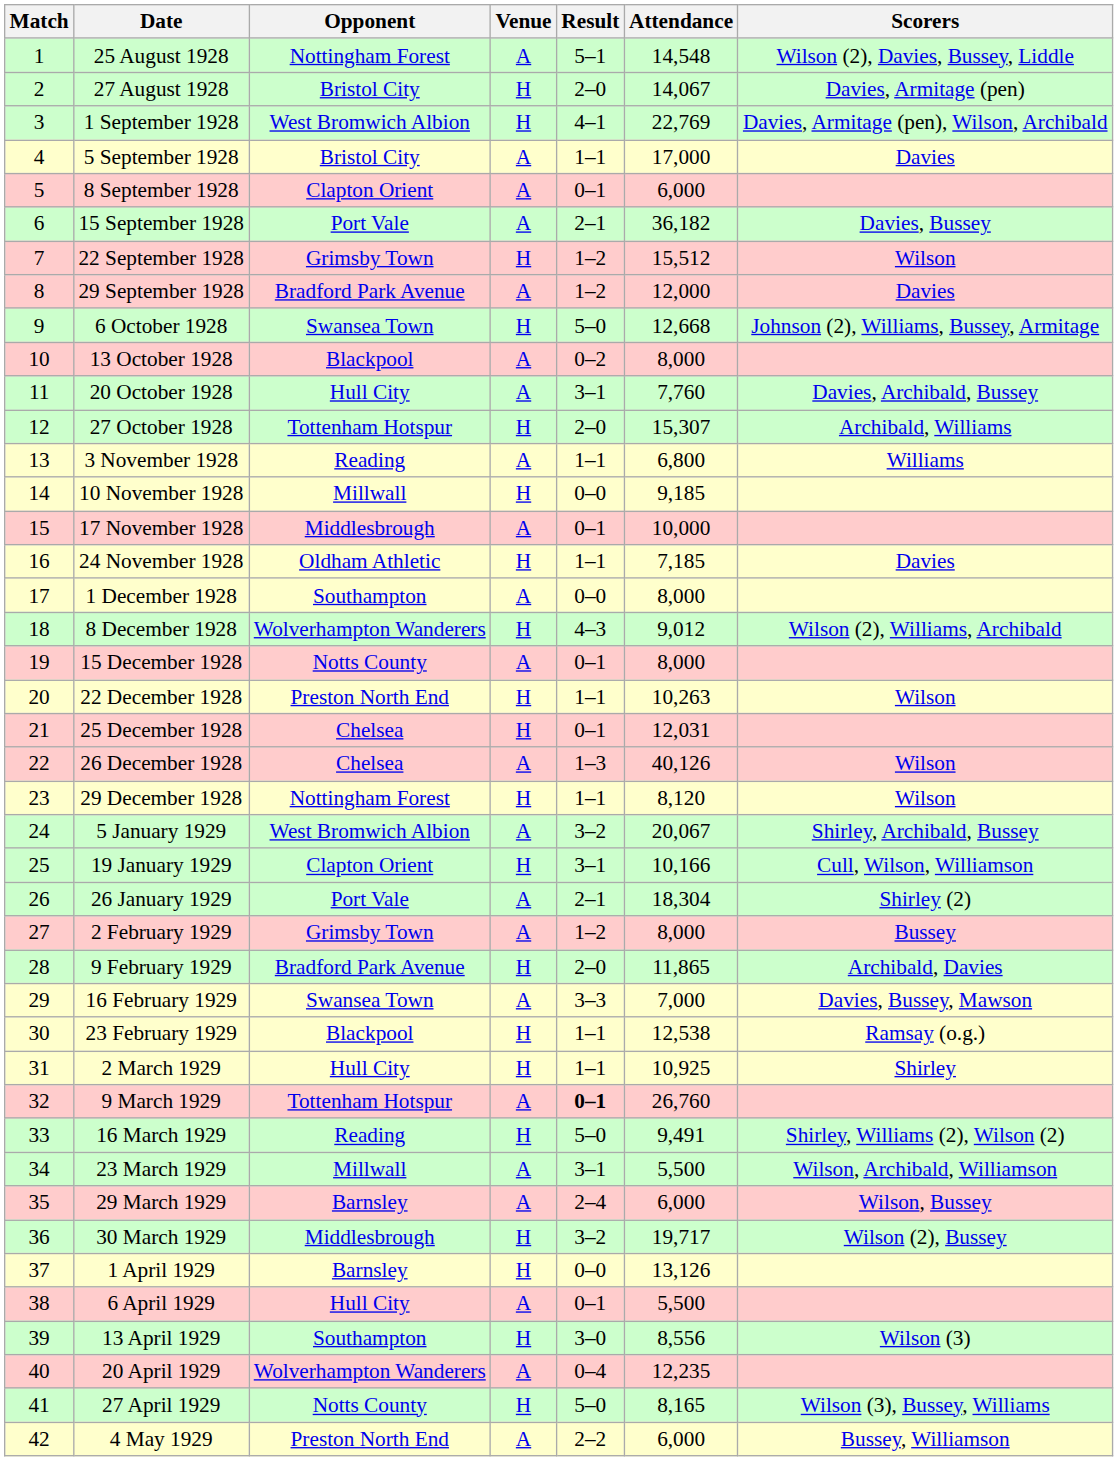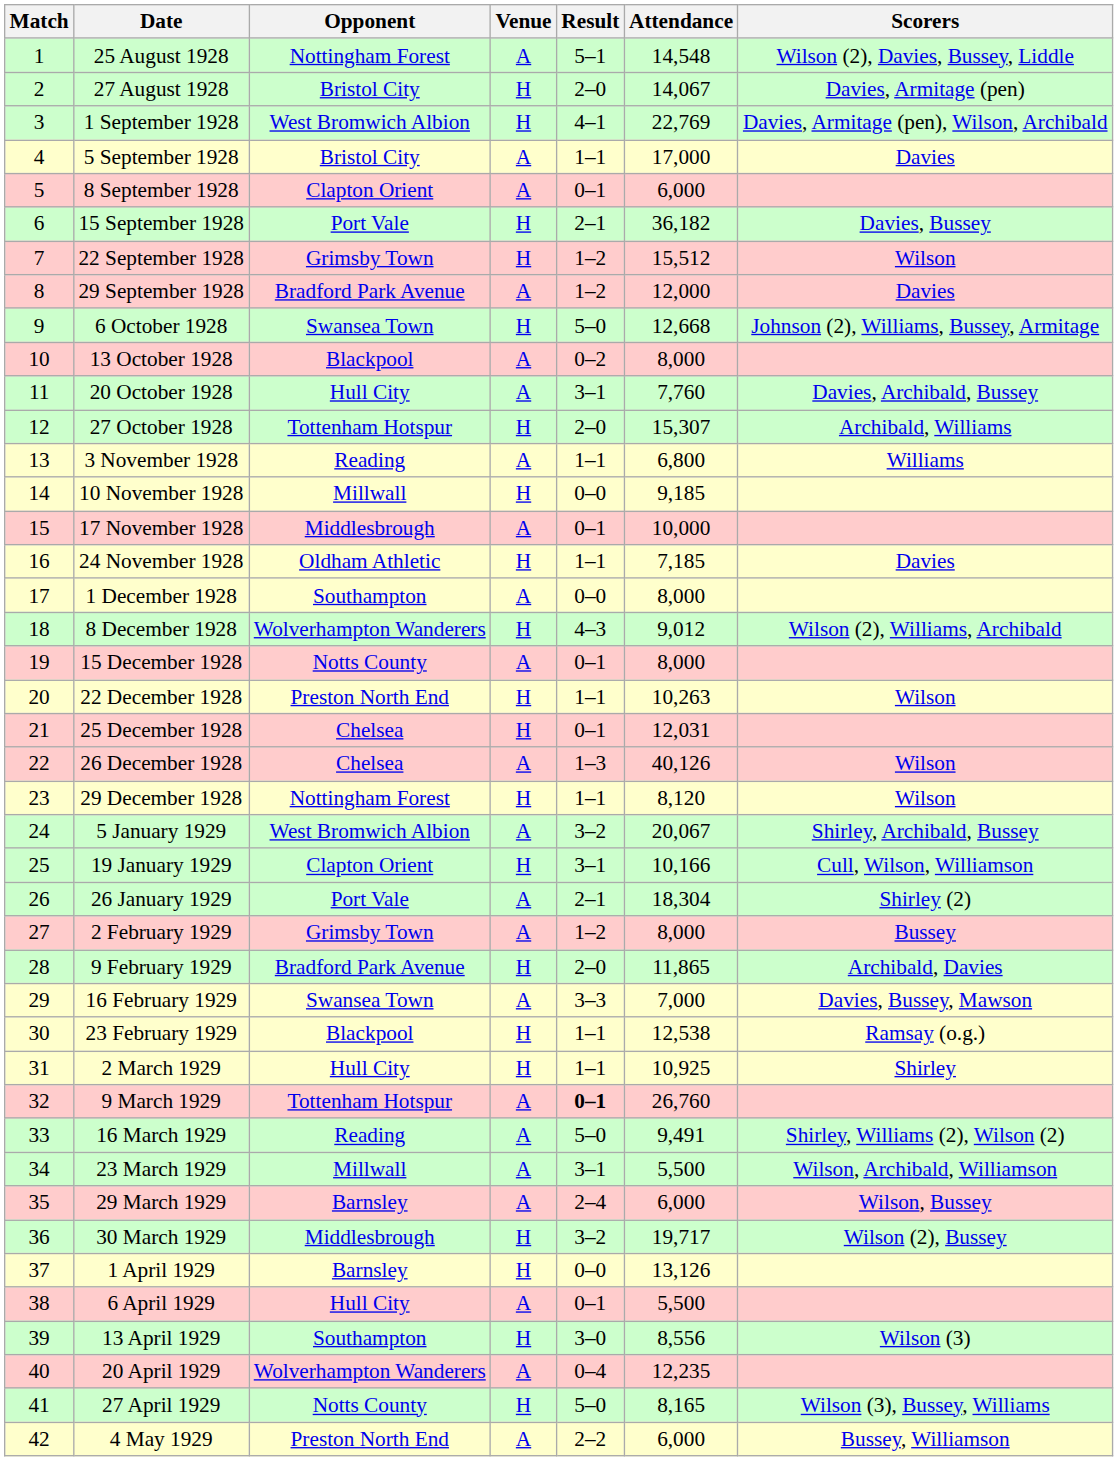(524, 223) A -> (524, 223) H
(524, 1135) H -> (524, 1135) A
